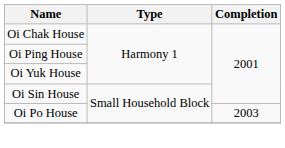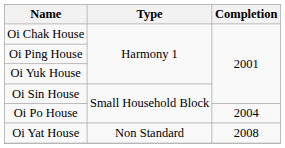(246, 113) 2003 -> (246, 113) 2004
+ row: (46, 133)
